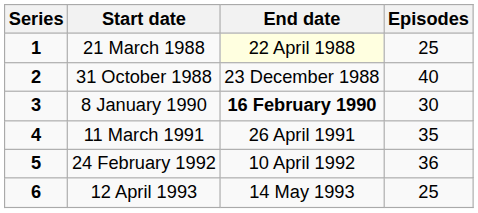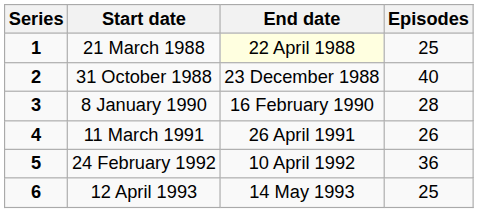(302, 105) bold -> (302, 105) normal
(428, 105) 30 -> (428, 105) 28
(428, 134) 35 -> (428, 134) 26
